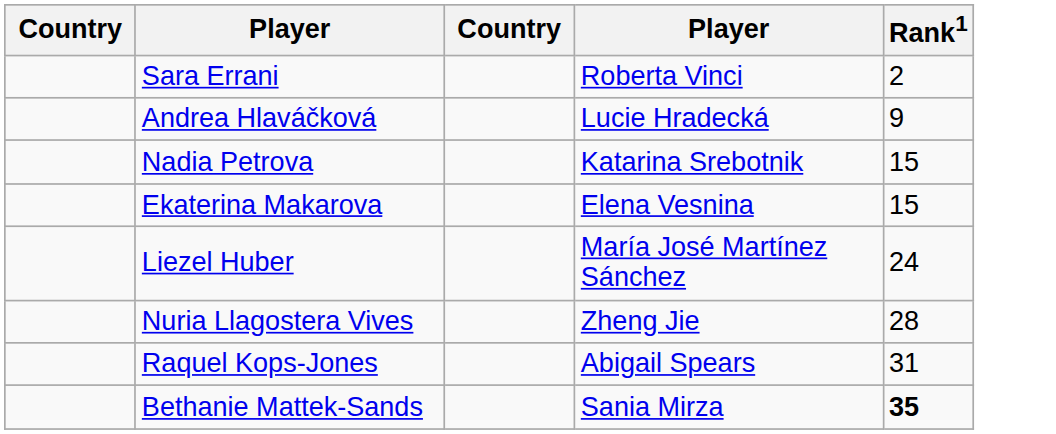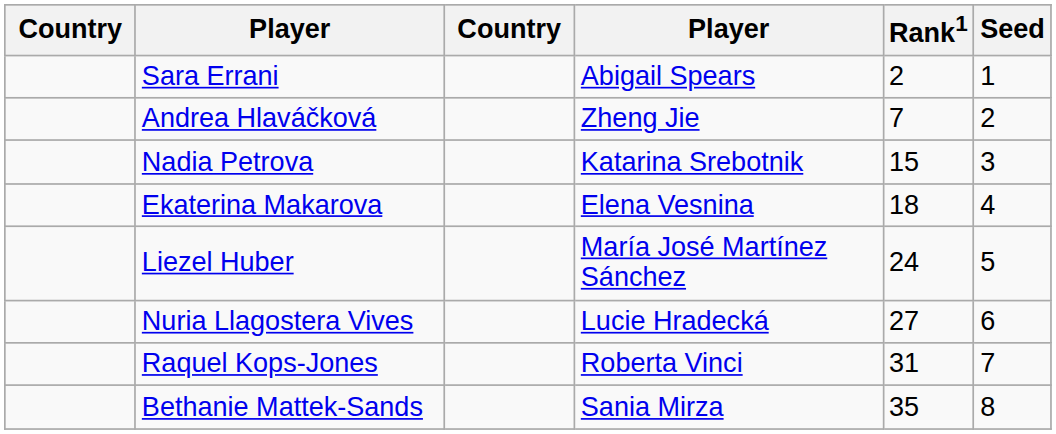+ column: (1012, 29)
(662, 76) Roberta Vinci -> (668, 76) Abigail Spears
(675, 119) Lucie Hradecká -> (640, 119) Zheng Jie
(897, 119) 9 -> (897, 119) 7
(904, 204) 15 -> (904, 204) 18
(640, 320) Zheng Jie -> (675, 320) Lucie Hradecká
(904, 320) 28 -> (904, 320) 27
(668, 363) Abigail Spears -> (662, 363) Roberta Vinci
(904, 406) bold -> (904, 406) normal
